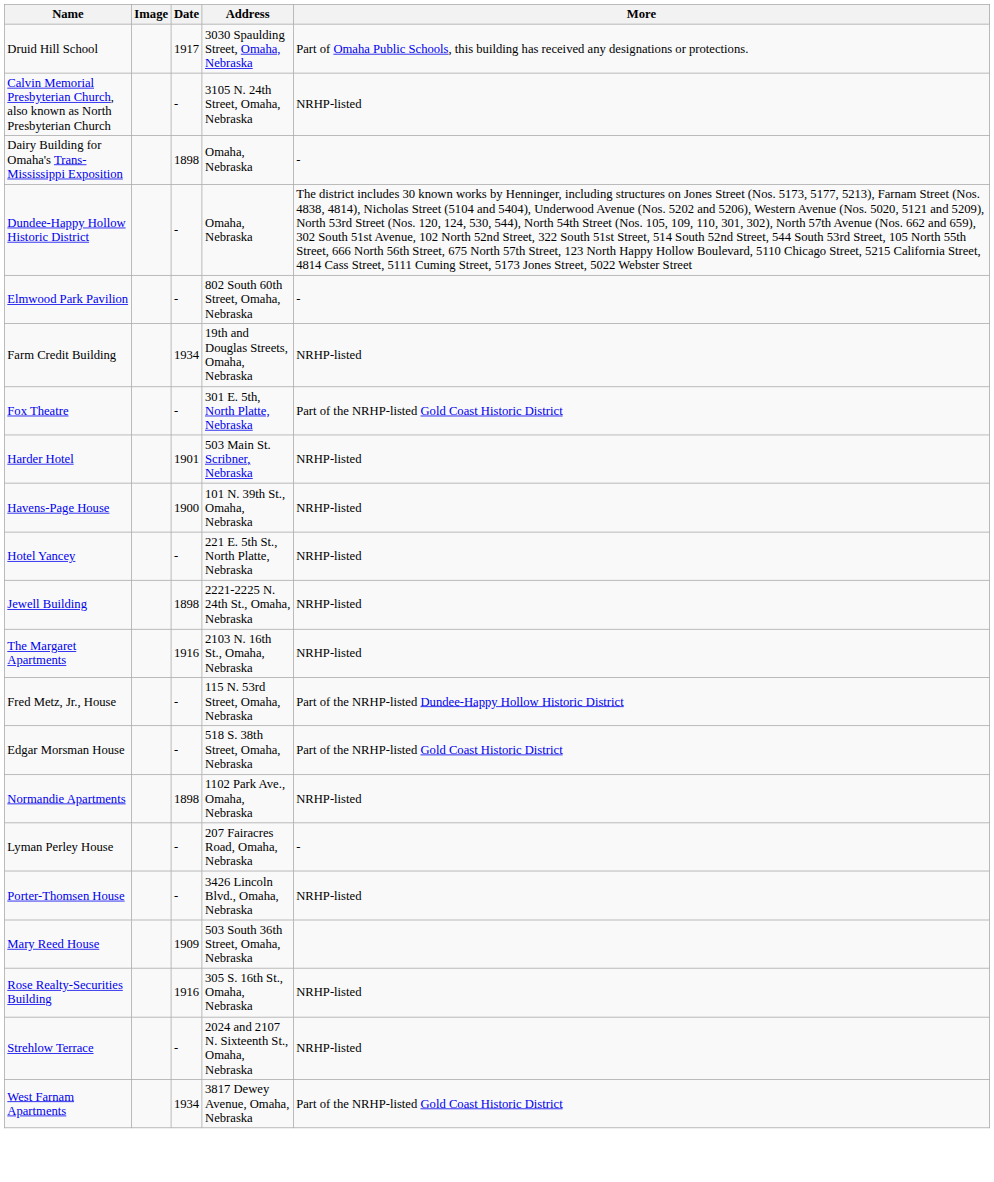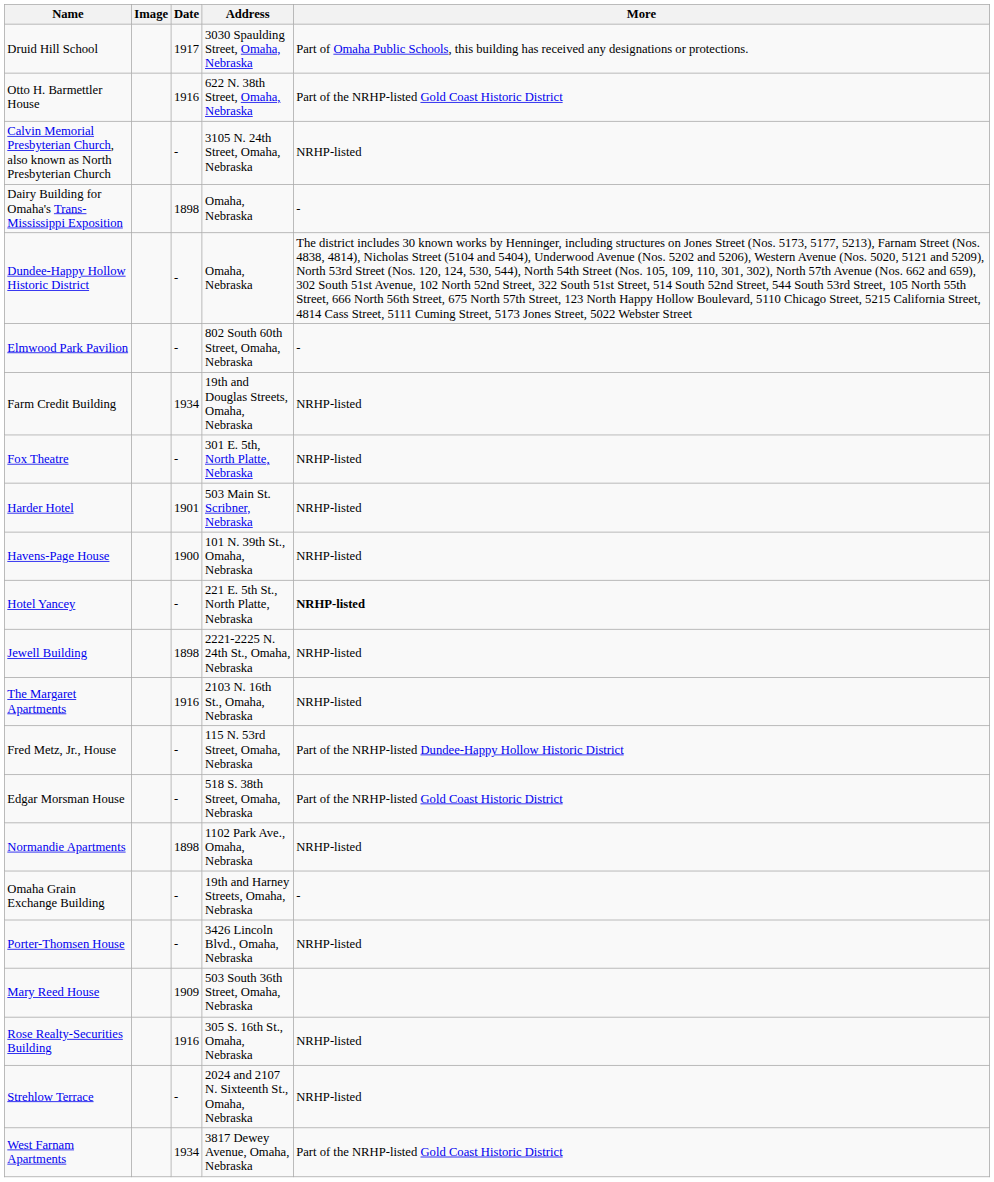+ row: (55, 97)
(429, 410) Part of the NRHP-listed Gold Coast Historic District -> (329, 459) NRHP-listed
(329, 556) normal -> (331, 604) bold
+ row: (56, 895)
- row: (60, 847)
